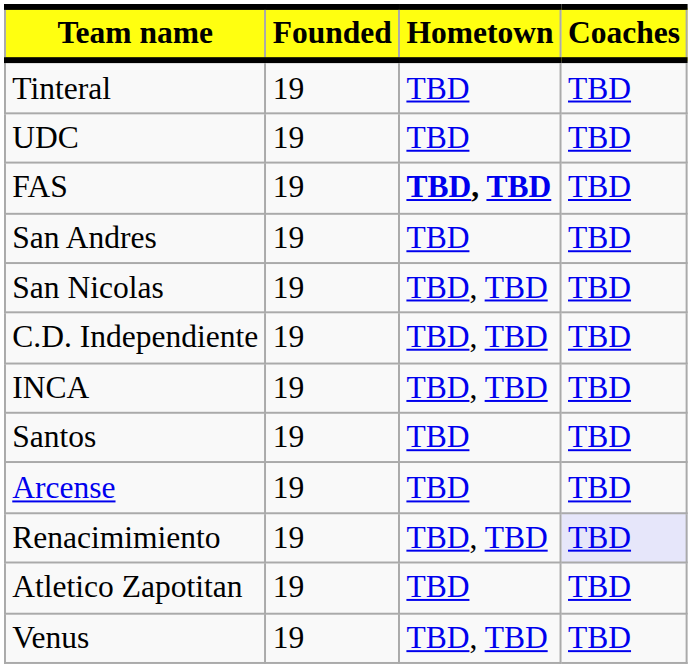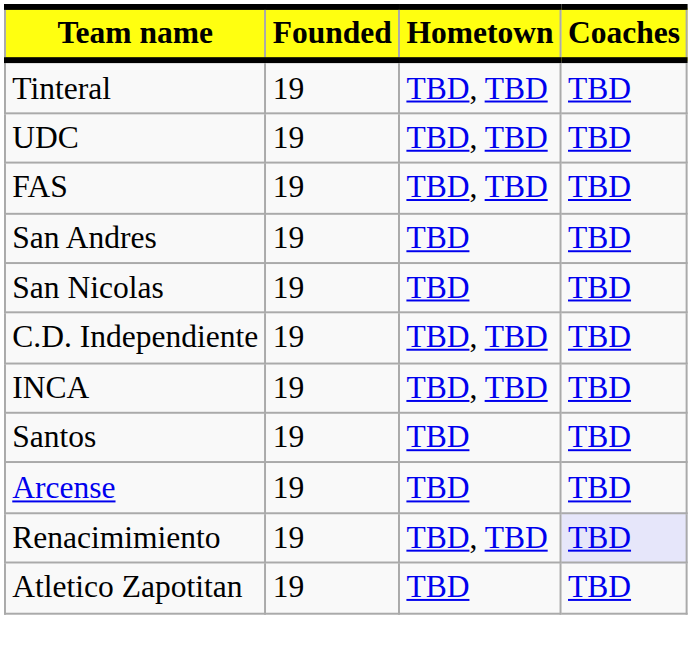(438, 87) TBD -> (477, 87) TBD, TBD
(438, 137) TBD -> (477, 137) TBD, TBD
(479, 187) bold -> (477, 187) normal
(477, 287) TBD, TBD -> (438, 287) TBD
- row: (51, 637)
